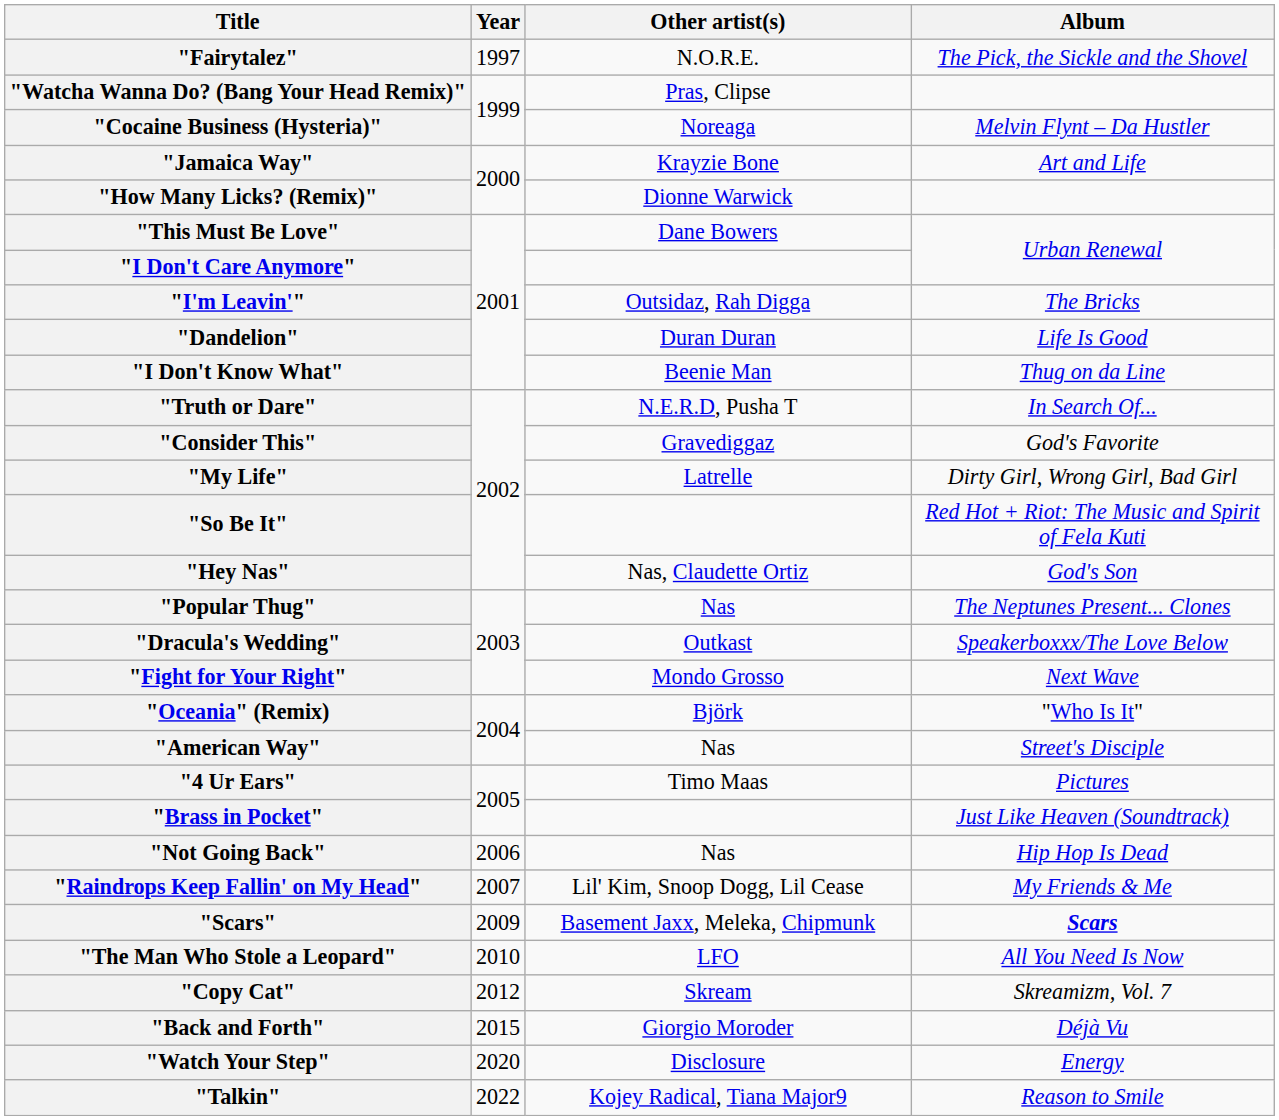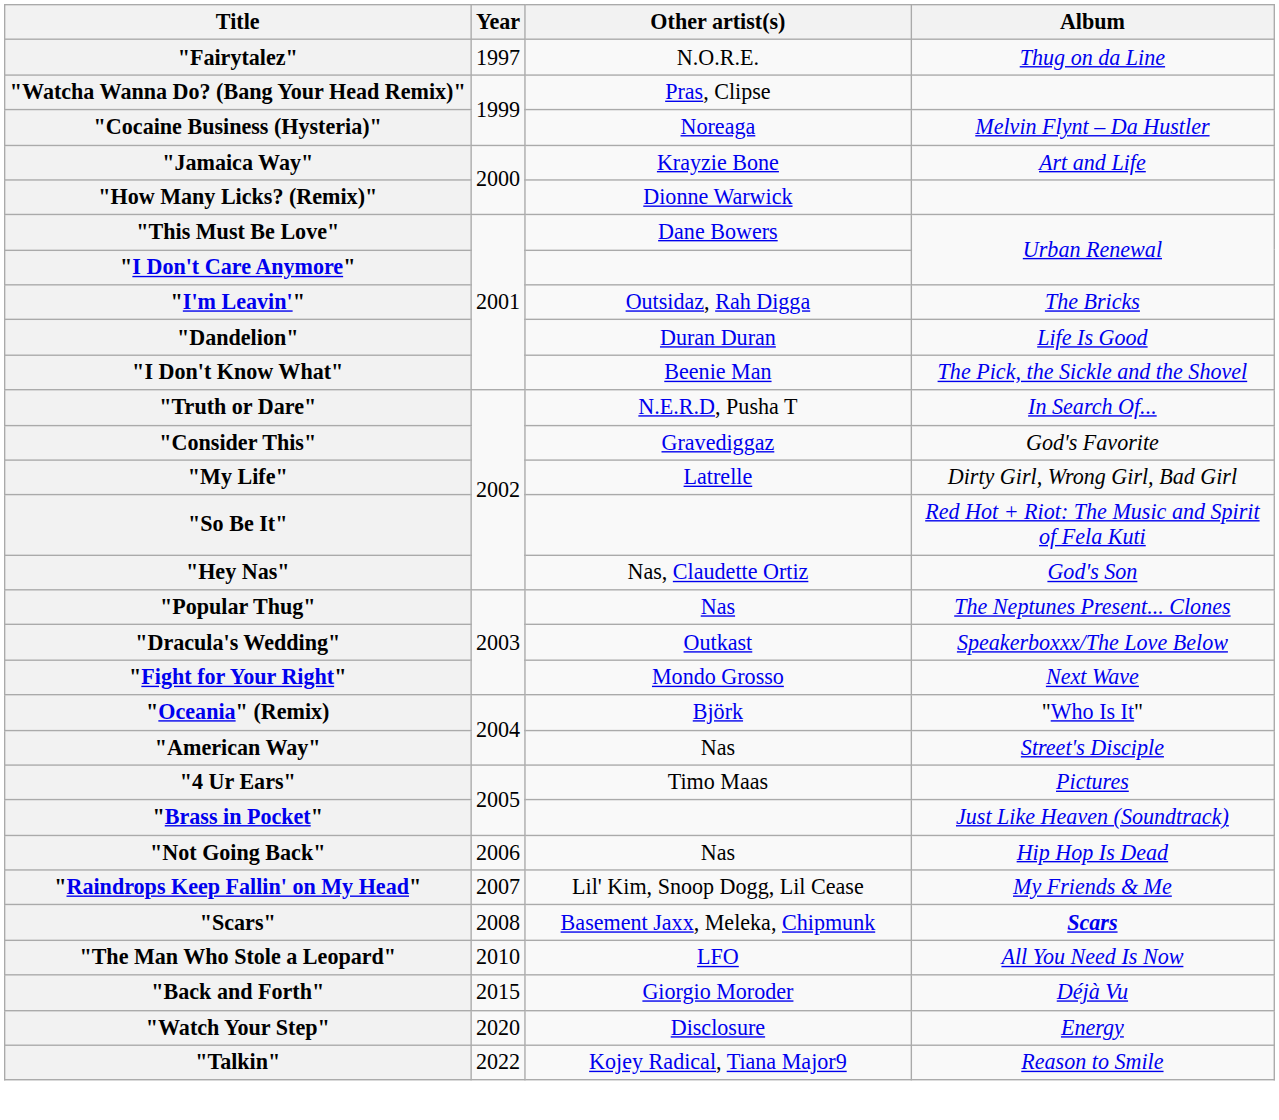(1092, 57) The Pick, the Sickle and the Shovel -> (1092, 57) Thug on da Line
(1092, 372) Thug on da Line -> (1092, 372) The Pick, the Sickle and the Shovel
(498, 922) 2009 -> (498, 922) 2008
- row: (238, 992)
